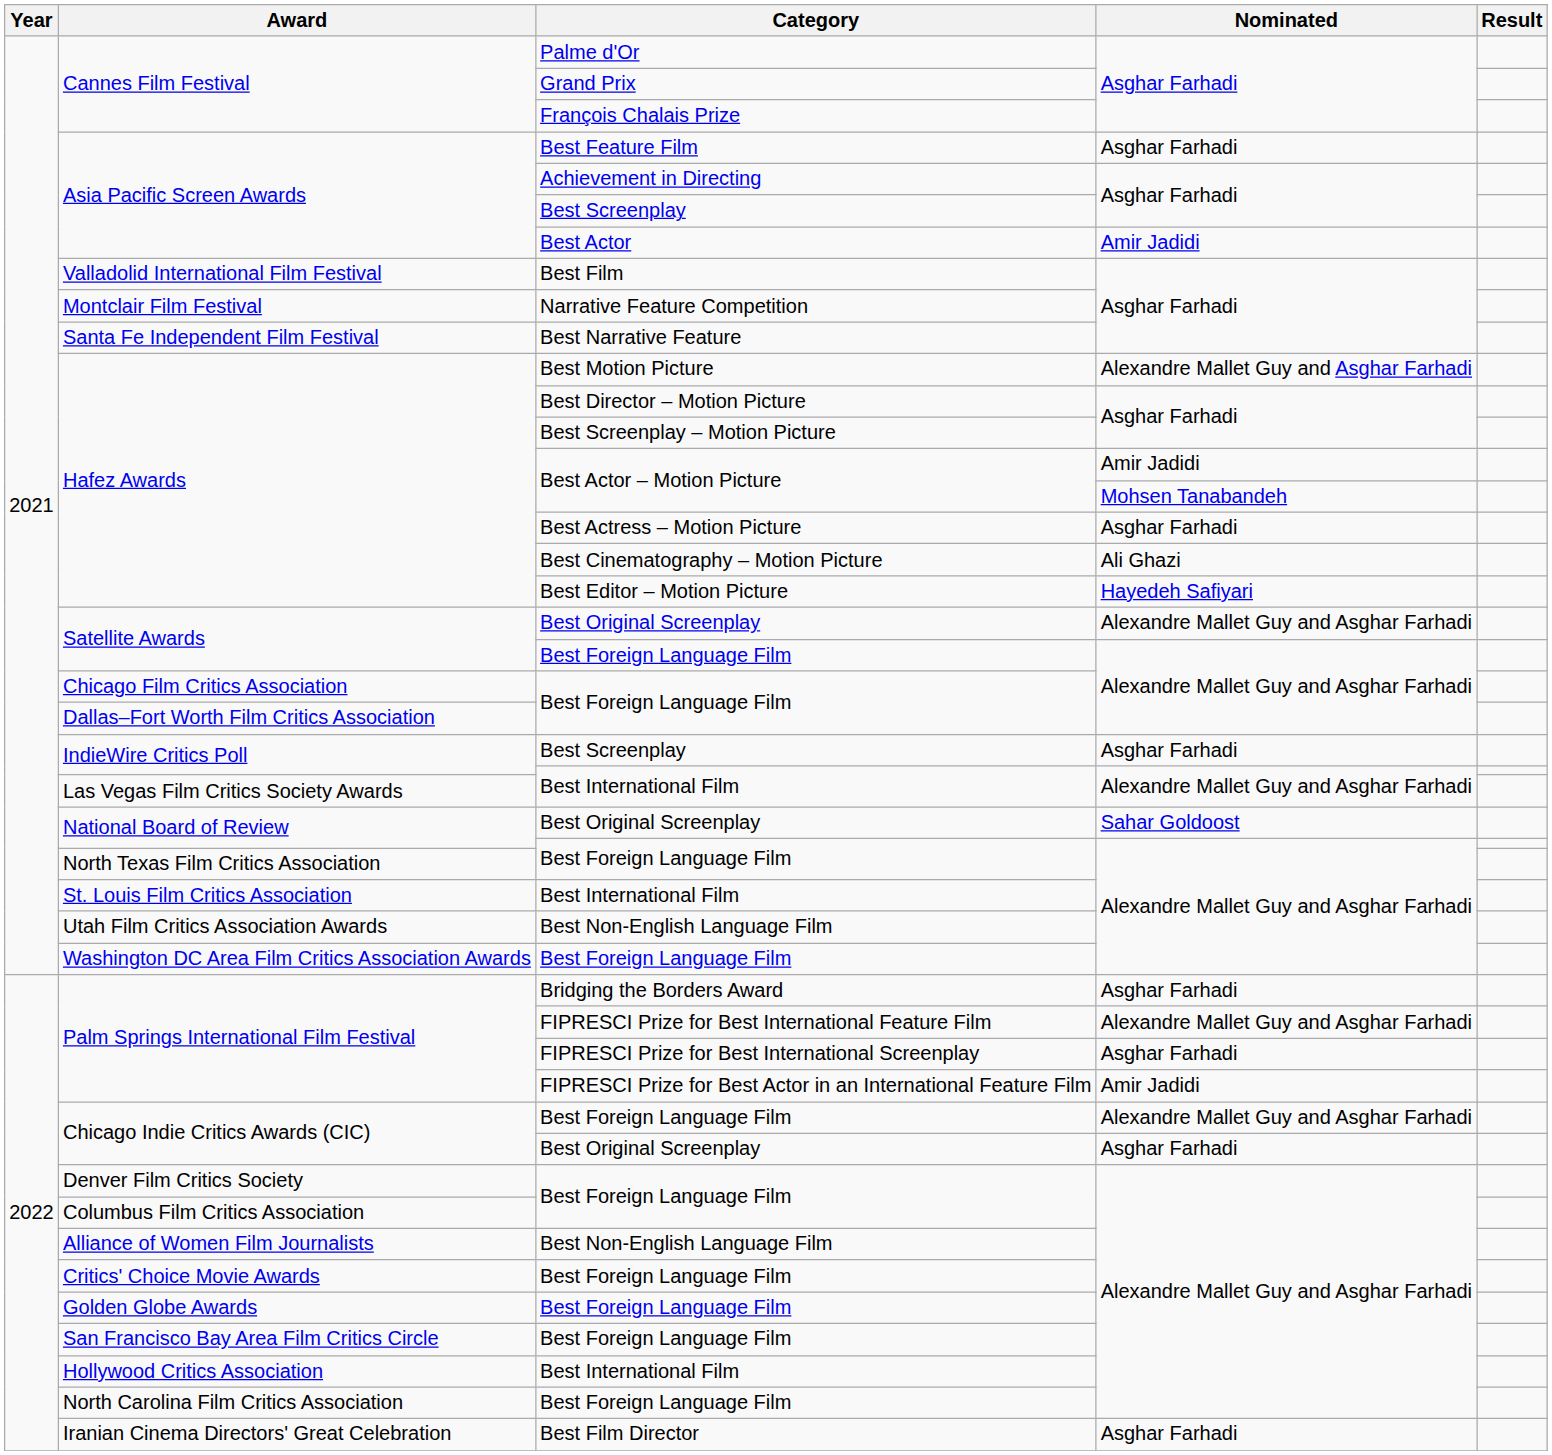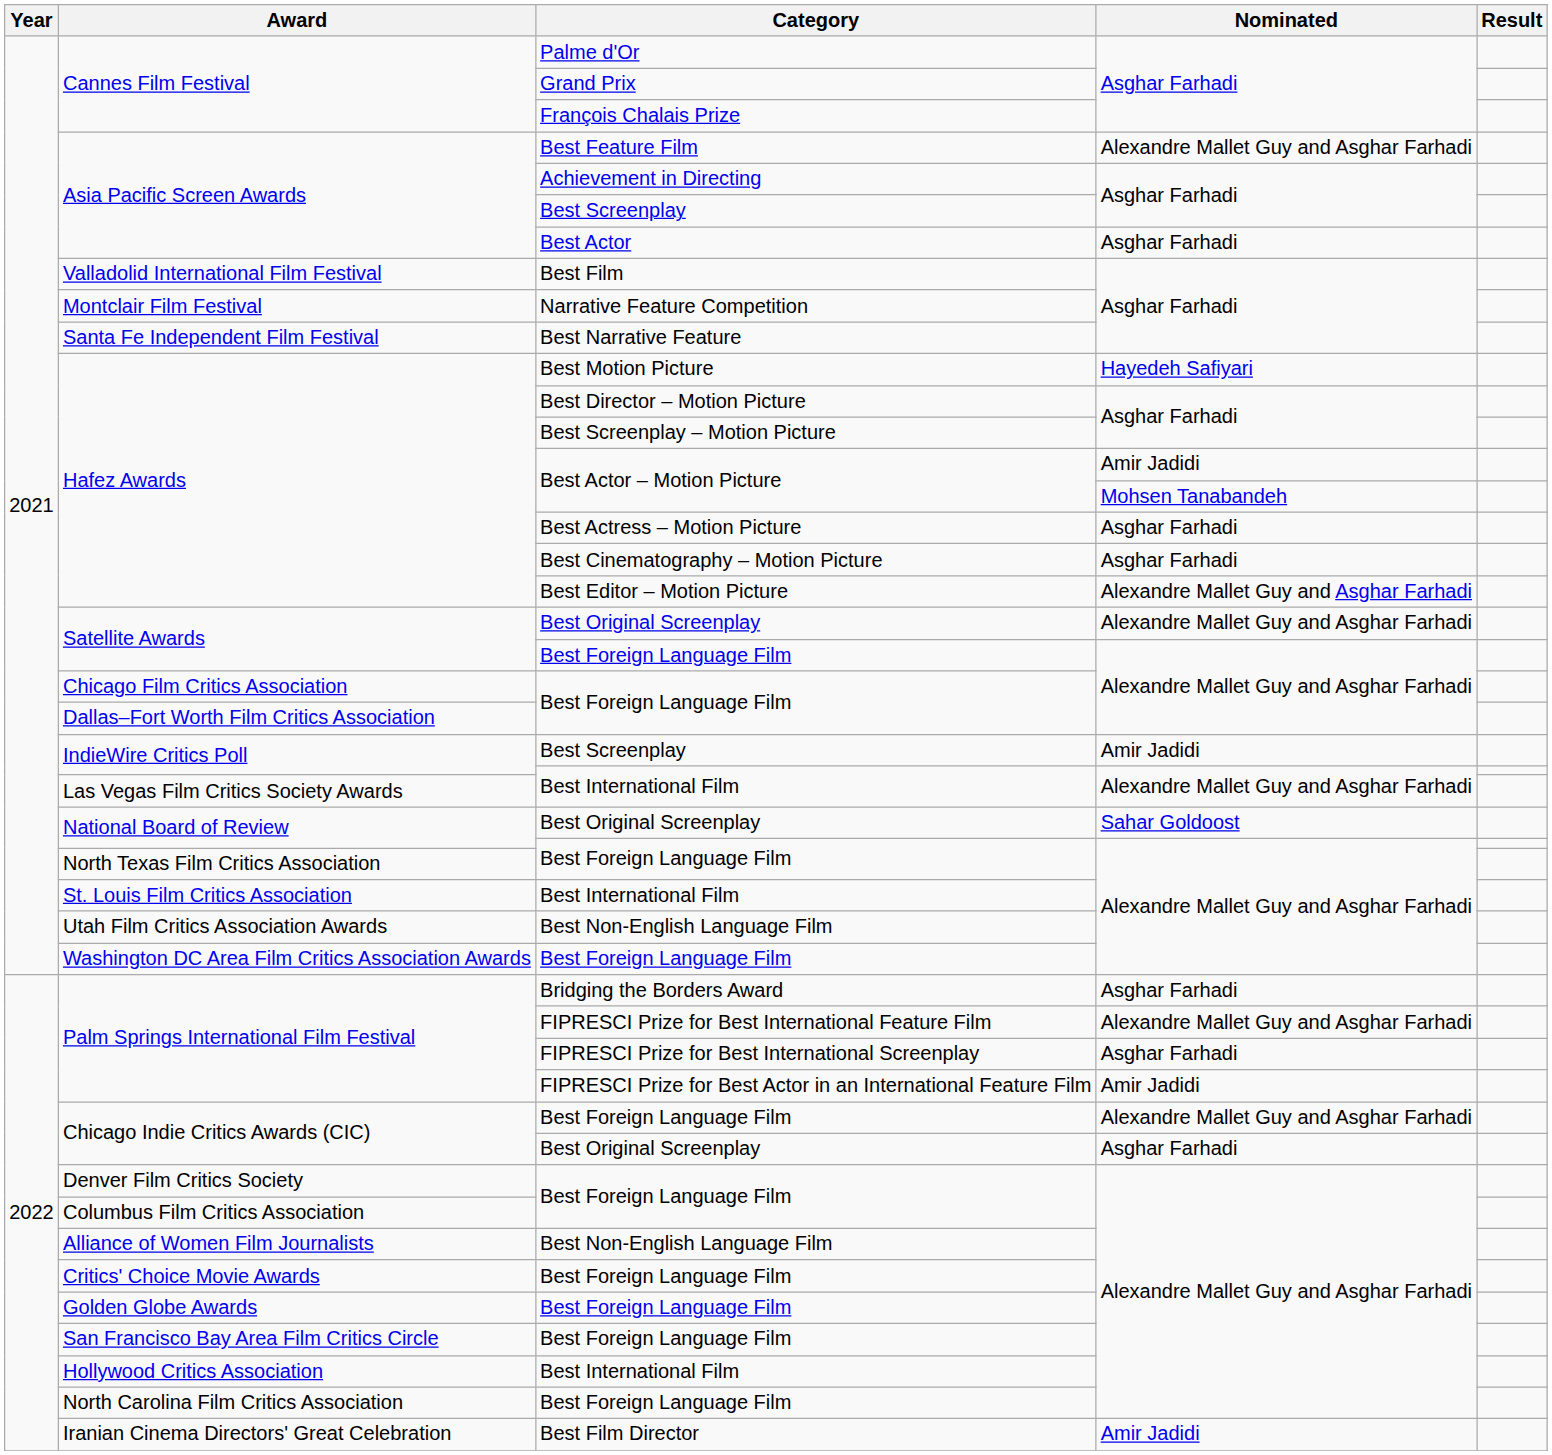(1169, 147) Asghar Farhadi -> (1286, 147) Alexandre Mallet Guy and Asghar Farhadi
(1150, 242) Amir Jadidi -> (1169, 242) Asghar Farhadi
(1286, 369) Alexandre Mallet Guy and Asghar Farhadi -> (1177, 369) Hayedeh Safiyari
(1141, 559) Ali Ghazi -> (1169, 559) Asghar Farhadi
(1177, 591) Hayedeh Safiyari -> (1286, 591) Alexandre Mallet Guy and Asghar Farhadi
(1169, 749) Asghar Farhadi -> (1150, 749) Amir Jadidi
(1169, 1434) Asghar Farhadi -> (1150, 1434) Amir Jadidi
